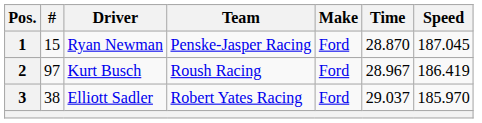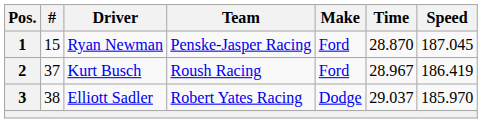(52, 71) 97 -> (52, 71) 37
(334, 97) Ford -> (340, 97) Dodge
